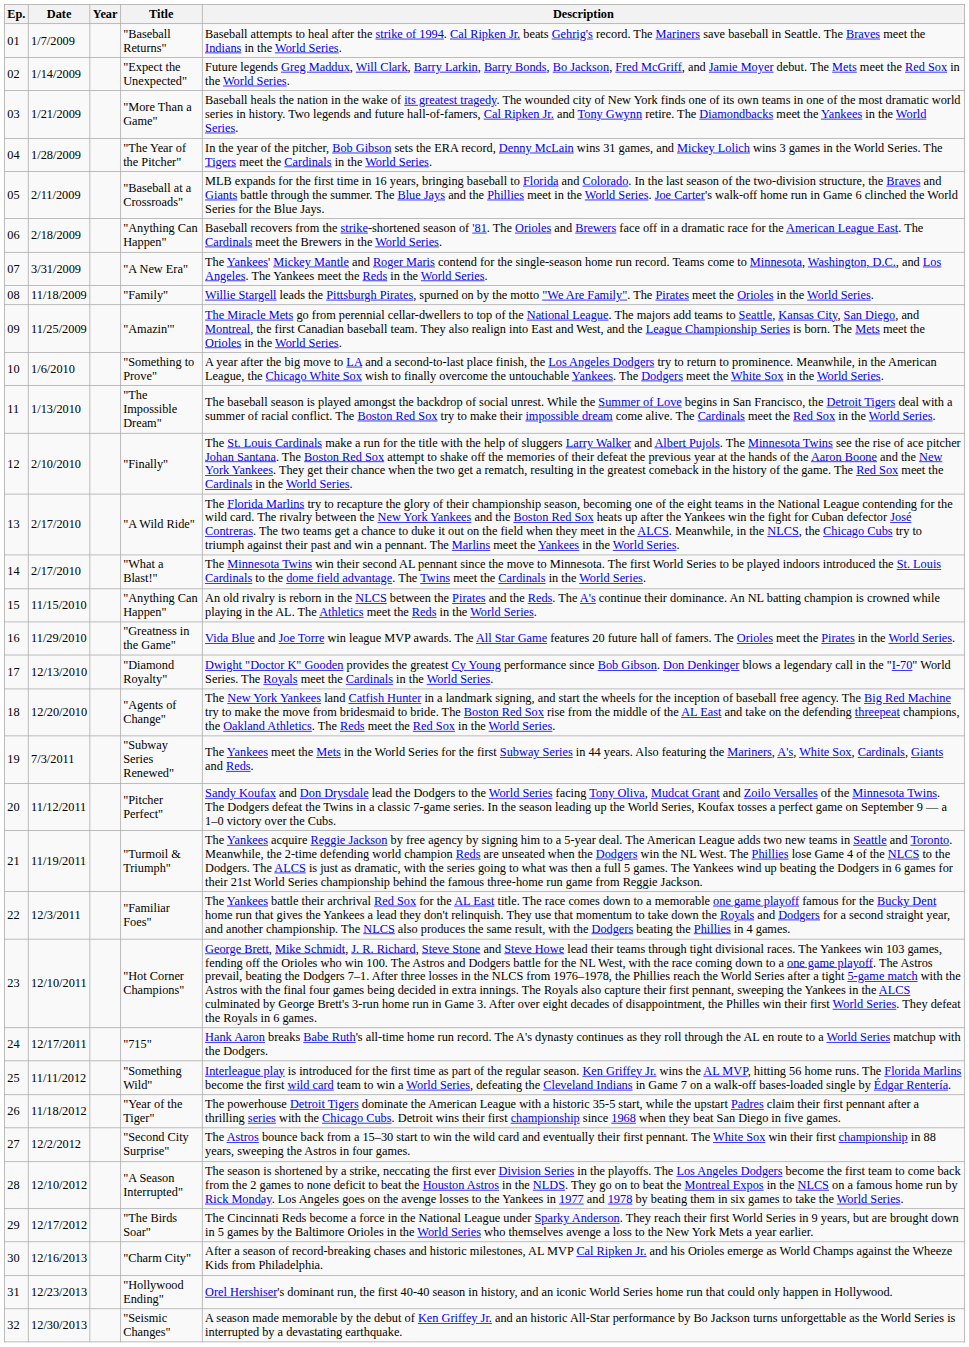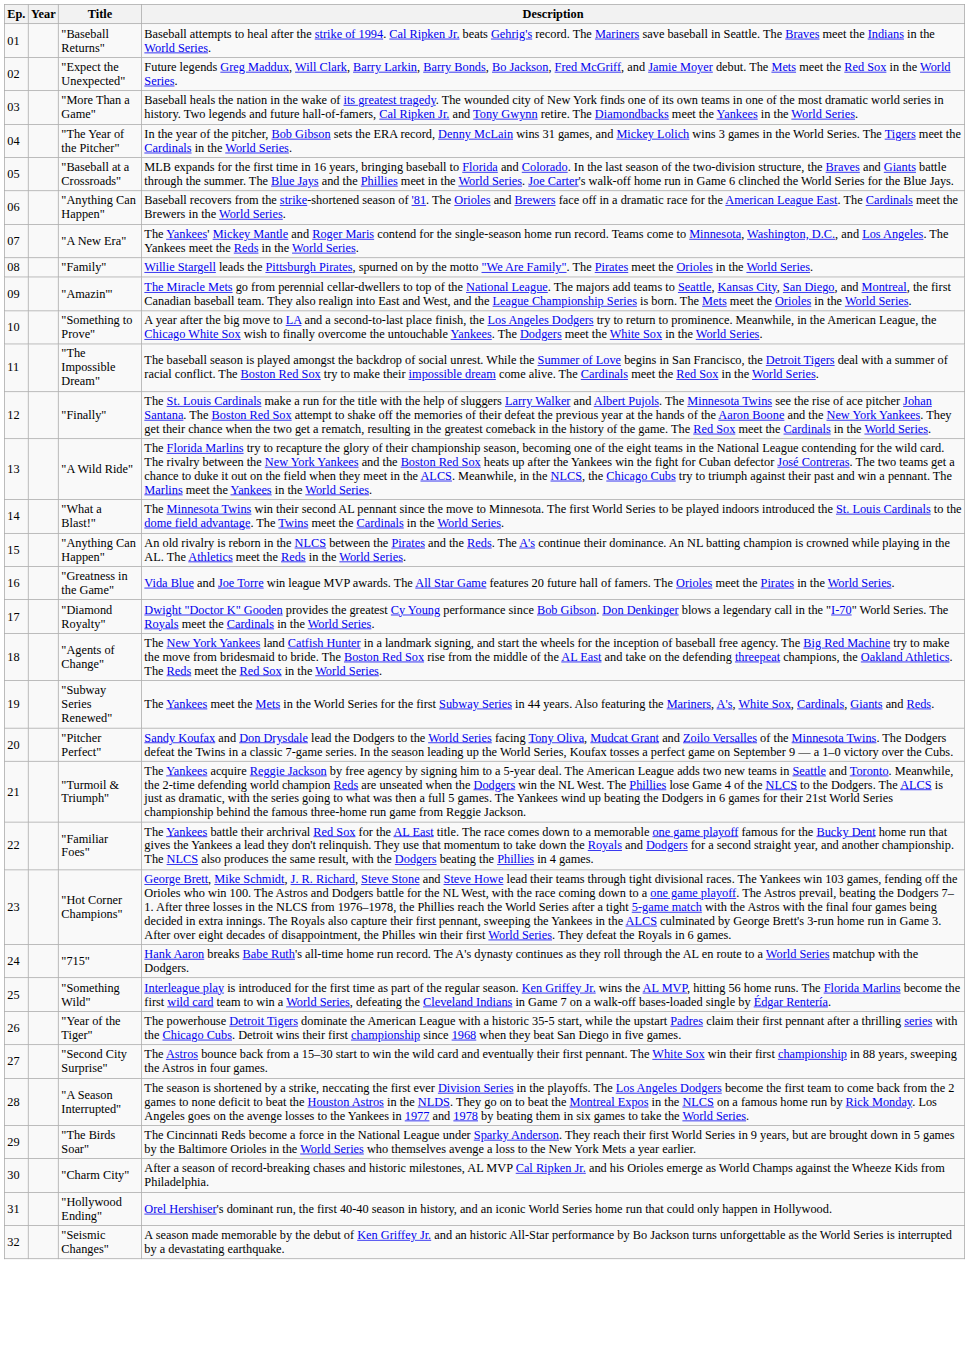- column: (59, 14)
